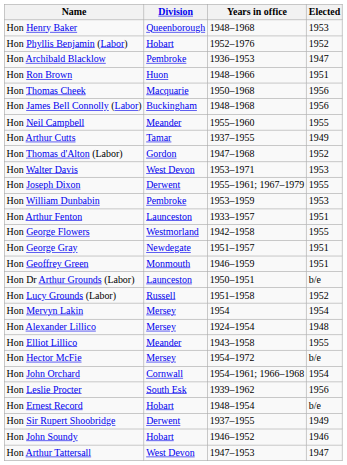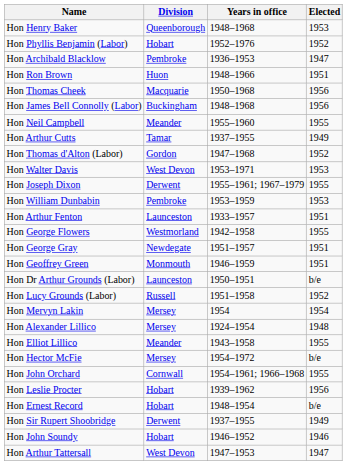(319, 374) 1954 -> (319, 374) 1955
(166, 389) South Esk -> (160, 389) Hobart
